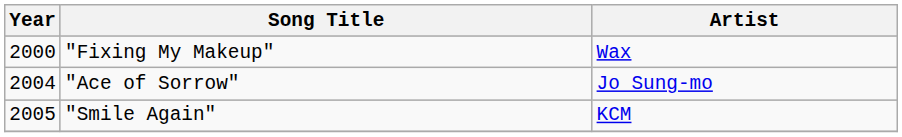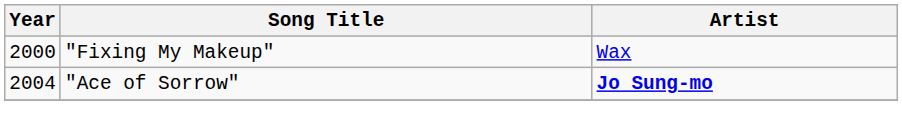(655, 84) normal -> (655, 84) bold
- row: (141, 115)
